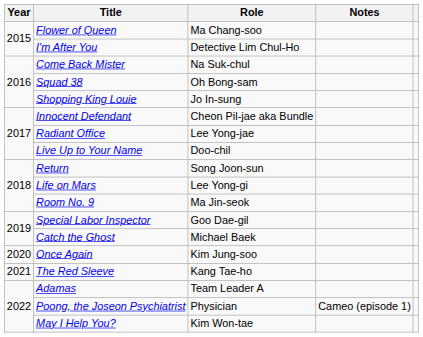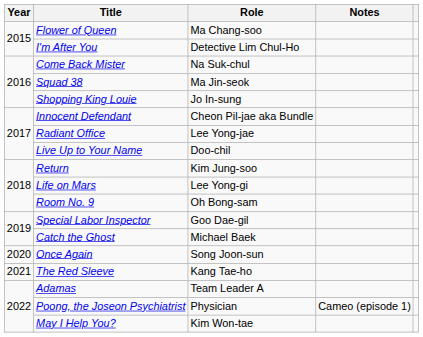(224, 82) Oh Bong-sam -> (220, 82) Ma Jin-seok
(227, 168) Song Joon-sun -> (224, 168) Kim Jung-soo
(220, 202) Ma Jin-seok -> (224, 202) Oh Bong-sam
(224, 254) Kim Jung-soo -> (227, 254) Song Joon-sun
